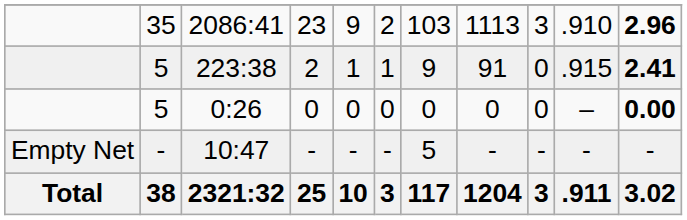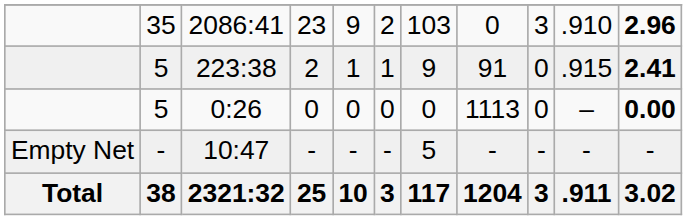(492, 25) 1113 -> (492, 25) 0
(492, 109) 0 -> (492, 109) 1113
